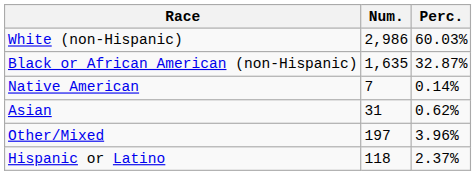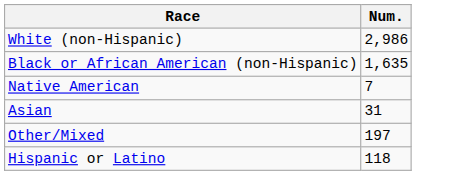- column: (441, 16)
